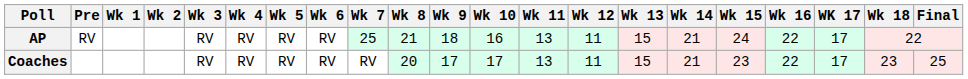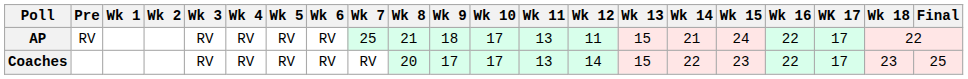(495, 39) 16 -> (495, 39) 17
(593, 62) 11 -> (593, 62) 14
(692, 62) 21 -> (692, 62) 22
